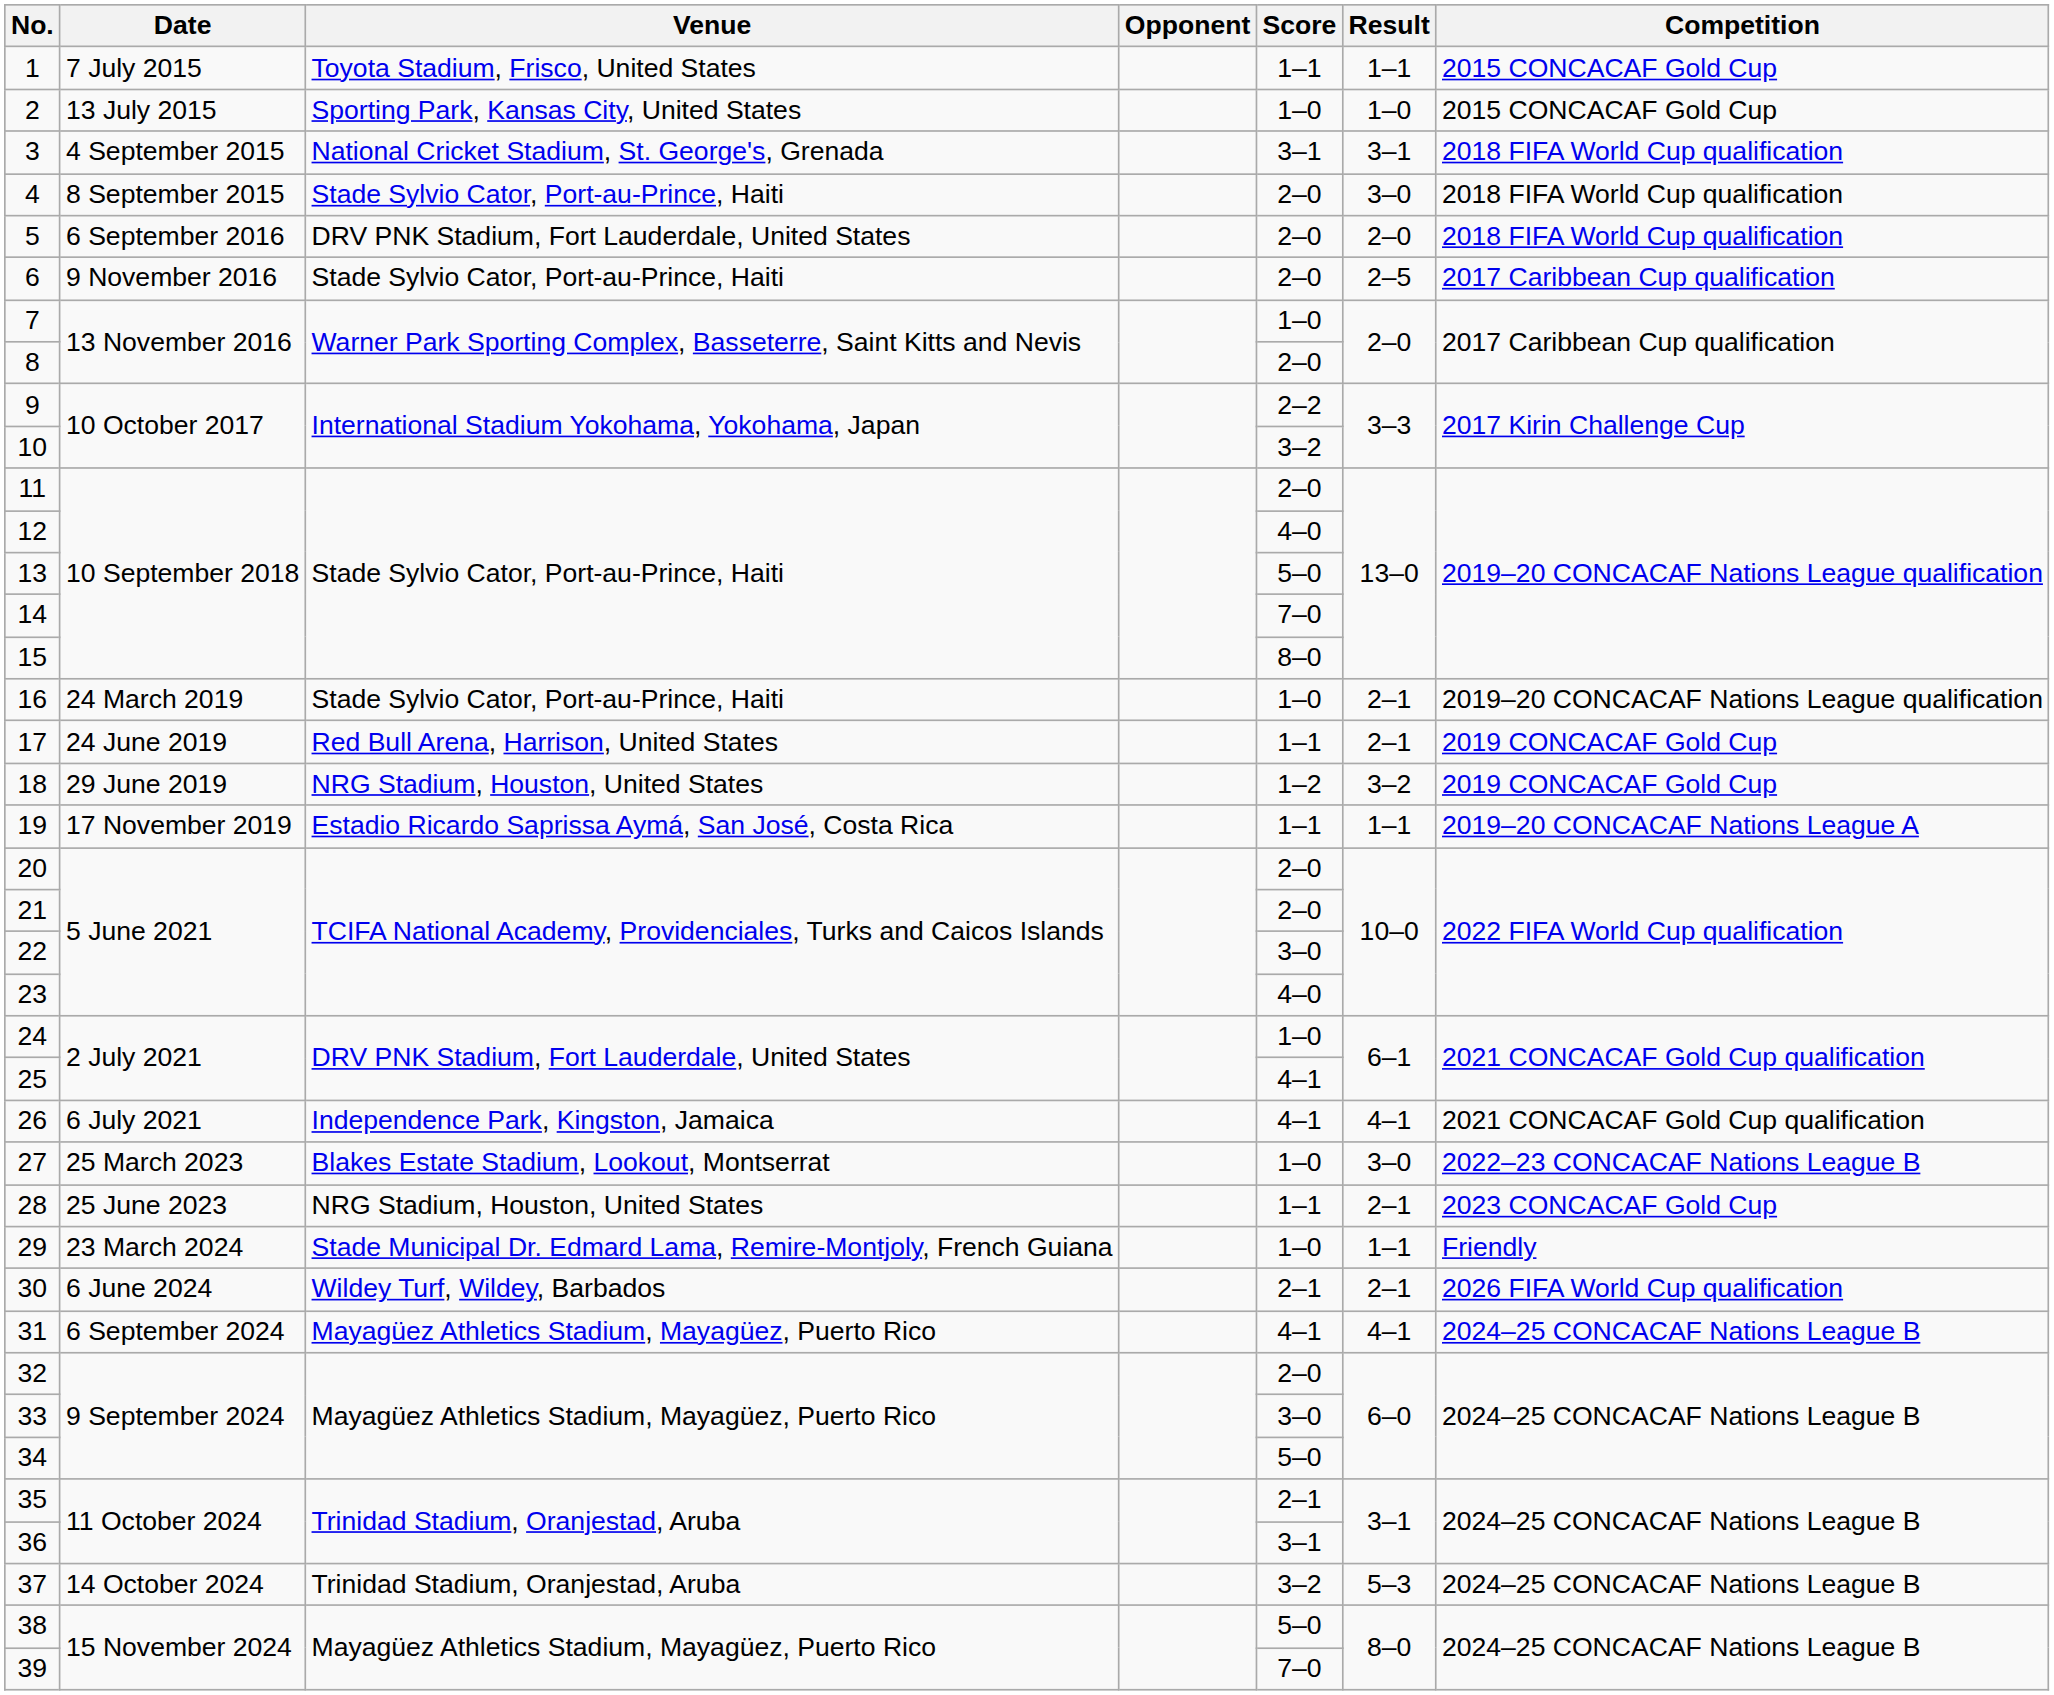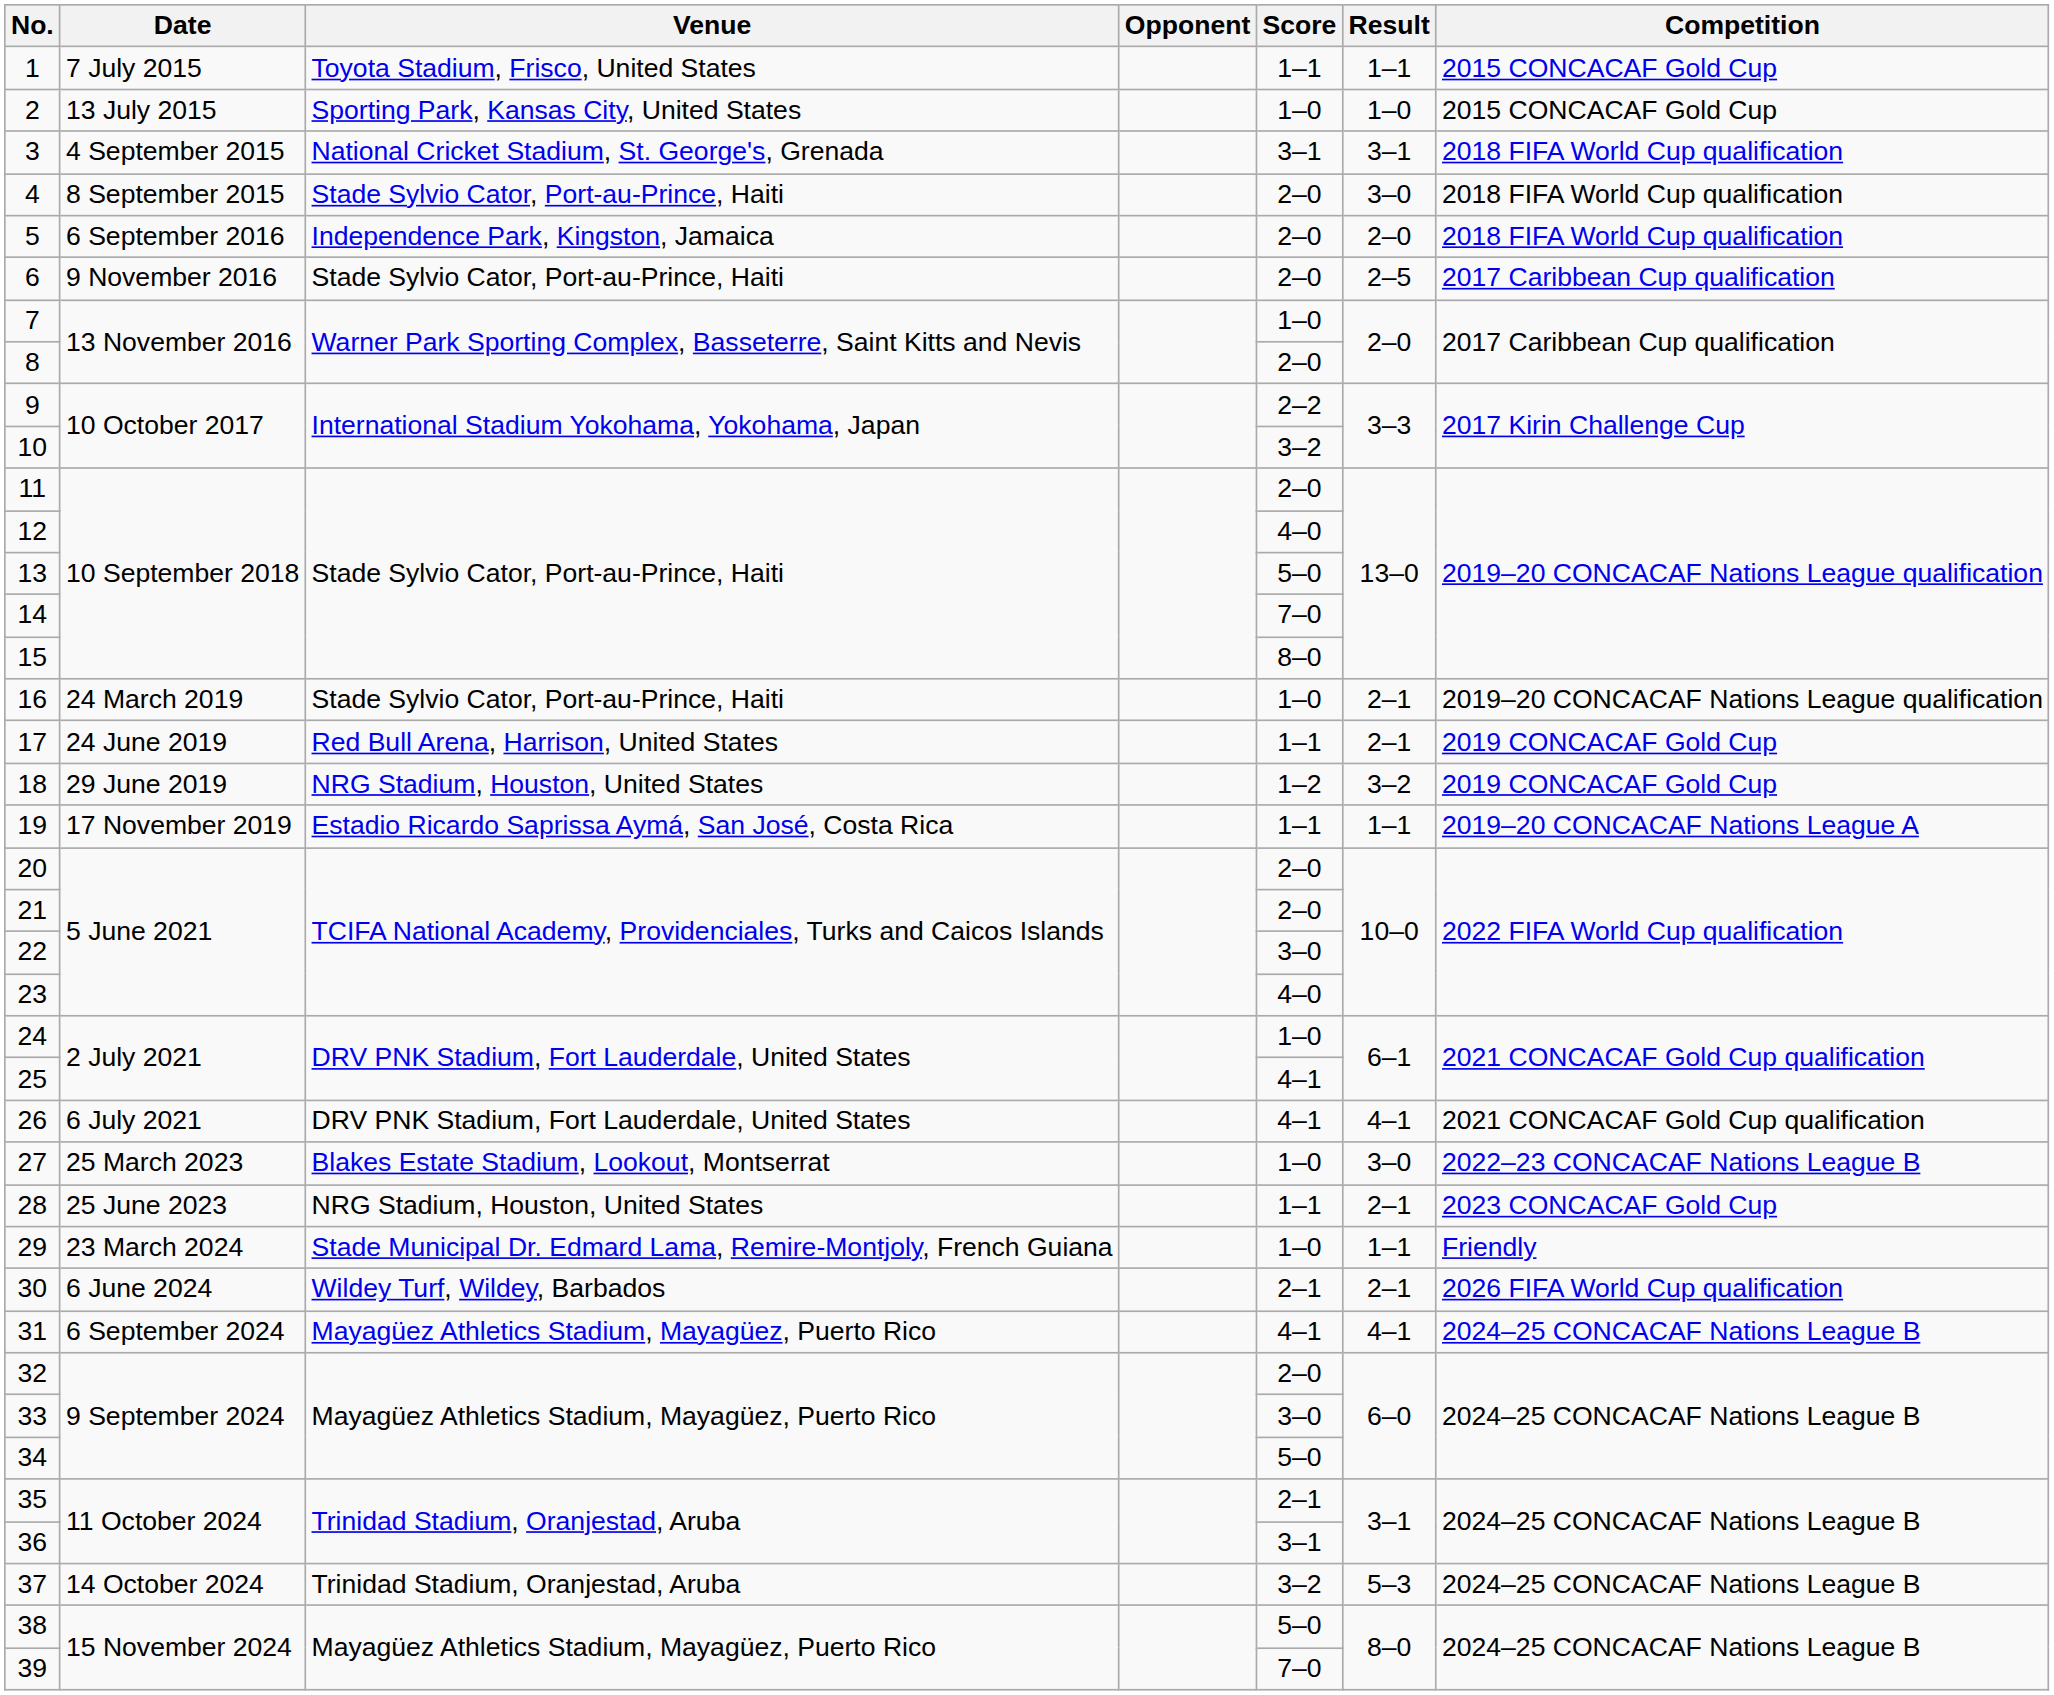(611, 236) DRV PNK Stadium, Fort Lauderdale, United States -> (543, 236) Independence Park, Kingston, Jamaica
(543, 1120) Independence Park, Kingston, Jamaica -> (611, 1120) DRV PNK Stadium, Fort Lauderdale, United States
